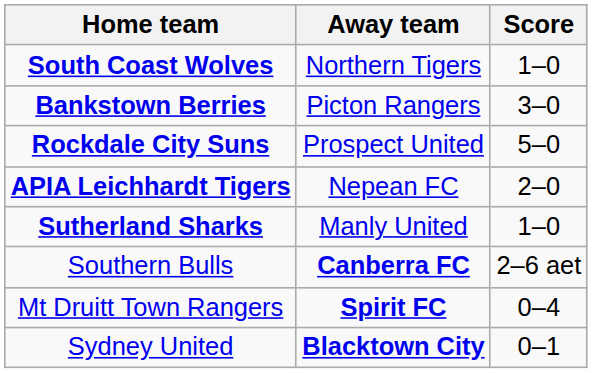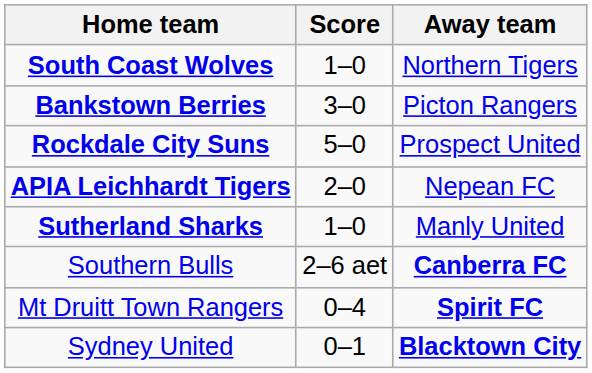columns swapped: (539, 24) <-> (393, 24)
